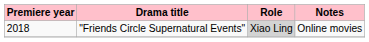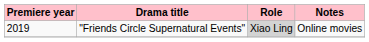(18, 28) 2018 -> (18, 28) 2019
